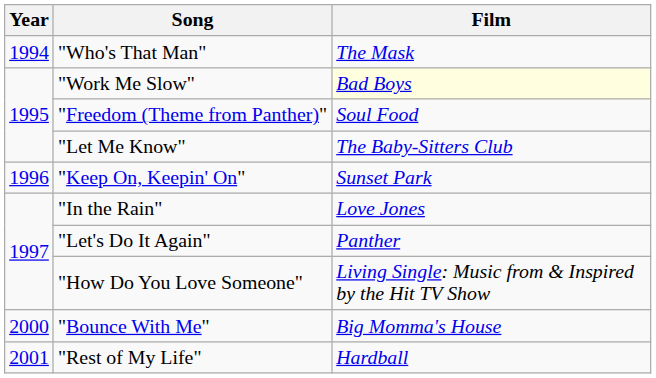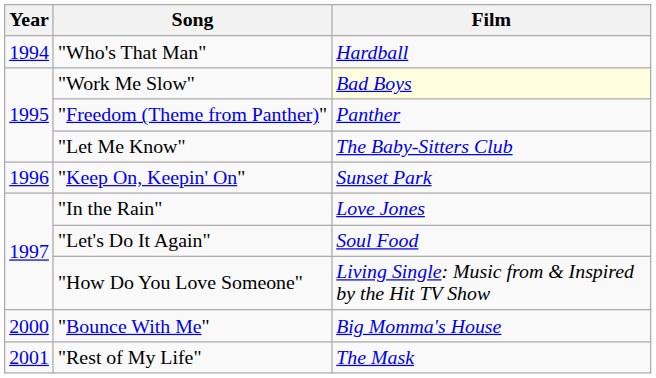(375, 51) The Mask -> (372, 51) Hardball
(377, 114) Soul Food -> (368, 114) Panther
(368, 240) Panther -> (377, 240) Soul Food
(372, 357) Hardball -> (375, 357) The Mask
